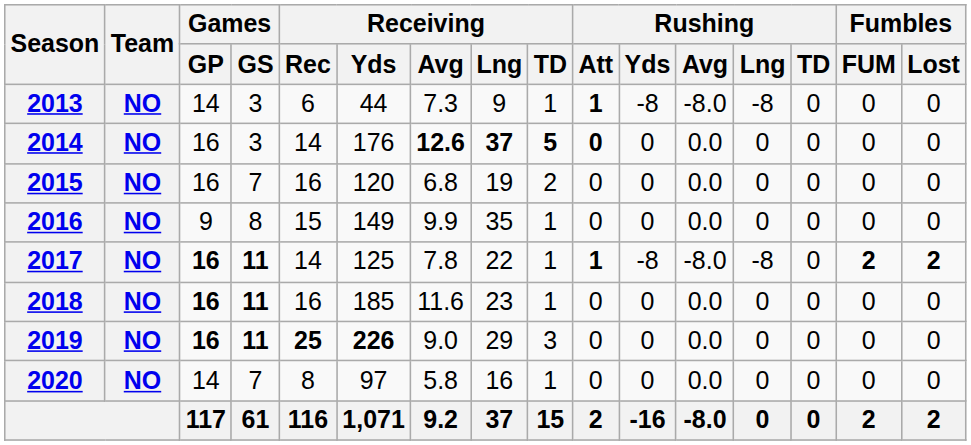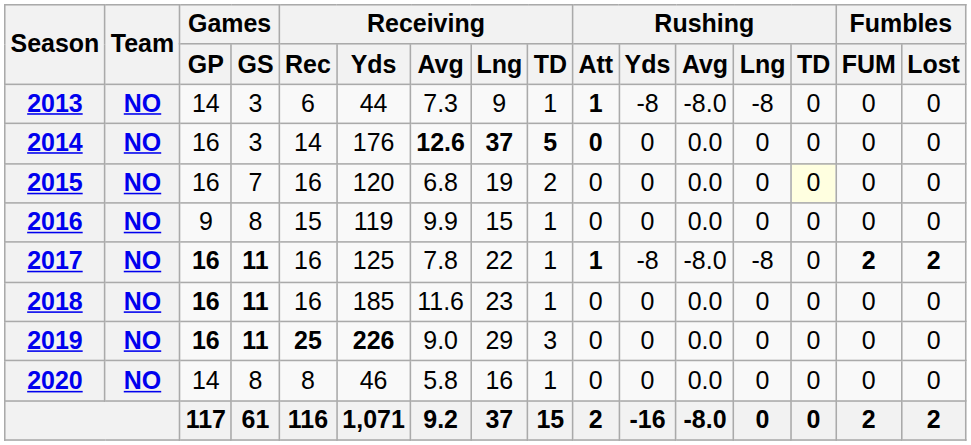(814, 182) no background -> (814, 182) lightyellow background
(374, 222) 149 -> (374, 222) 119
(499, 222) 35 -> (499, 222) 15
(308, 261) 14 -> (308, 261) 16
(256, 380) 7 -> (256, 380) 8
(374, 380) 97 -> (374, 380) 46
